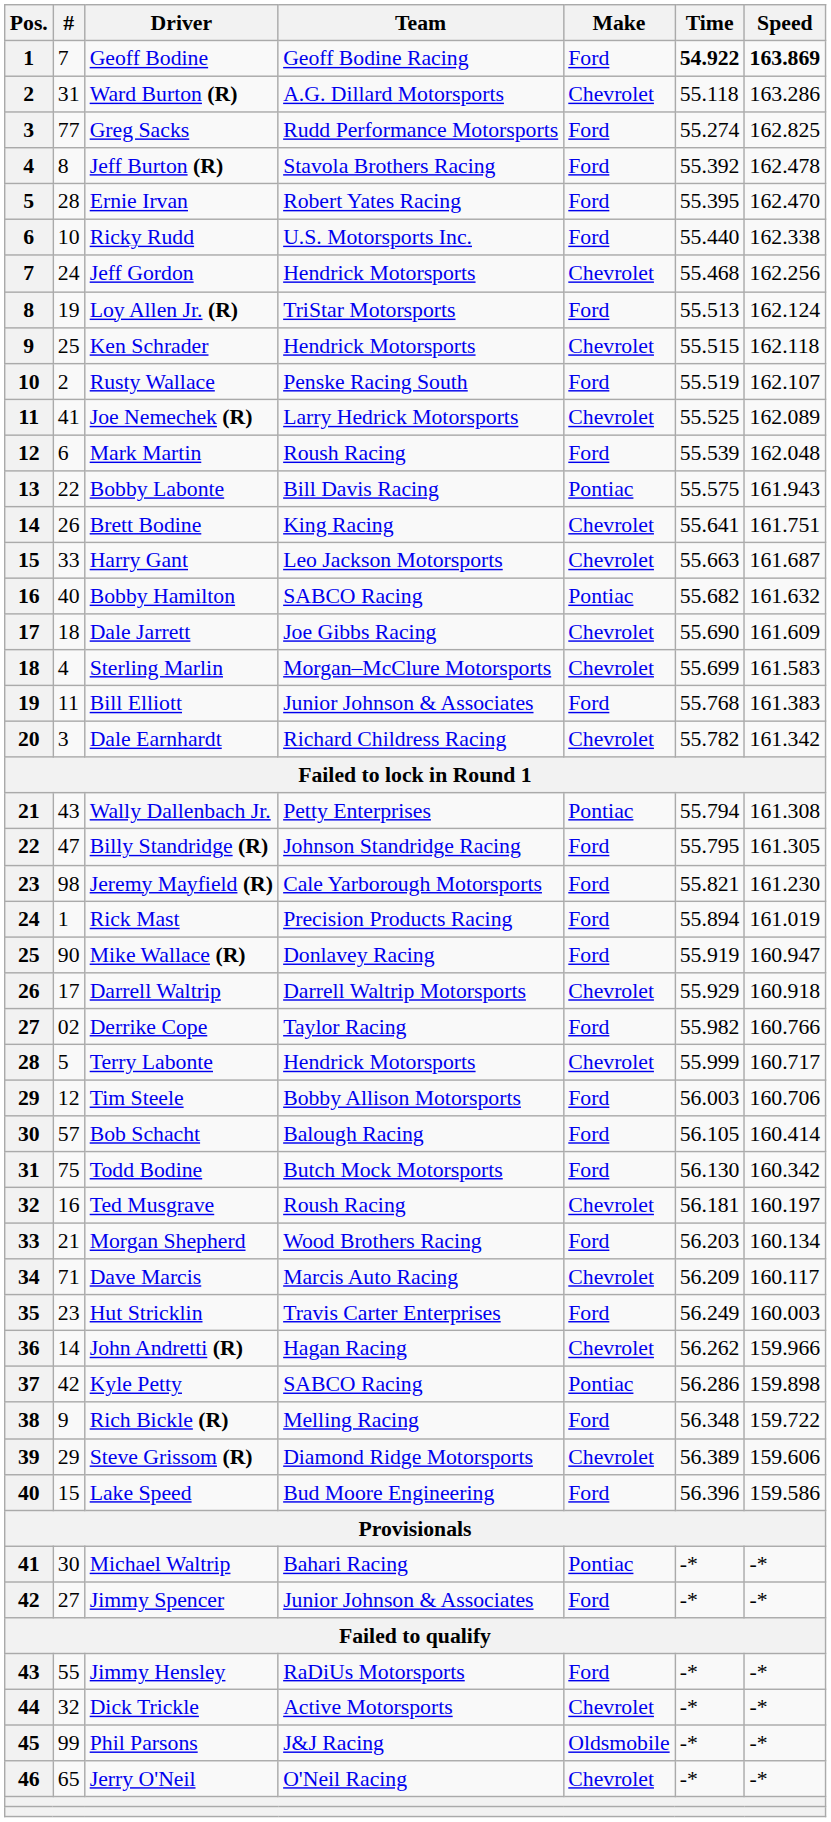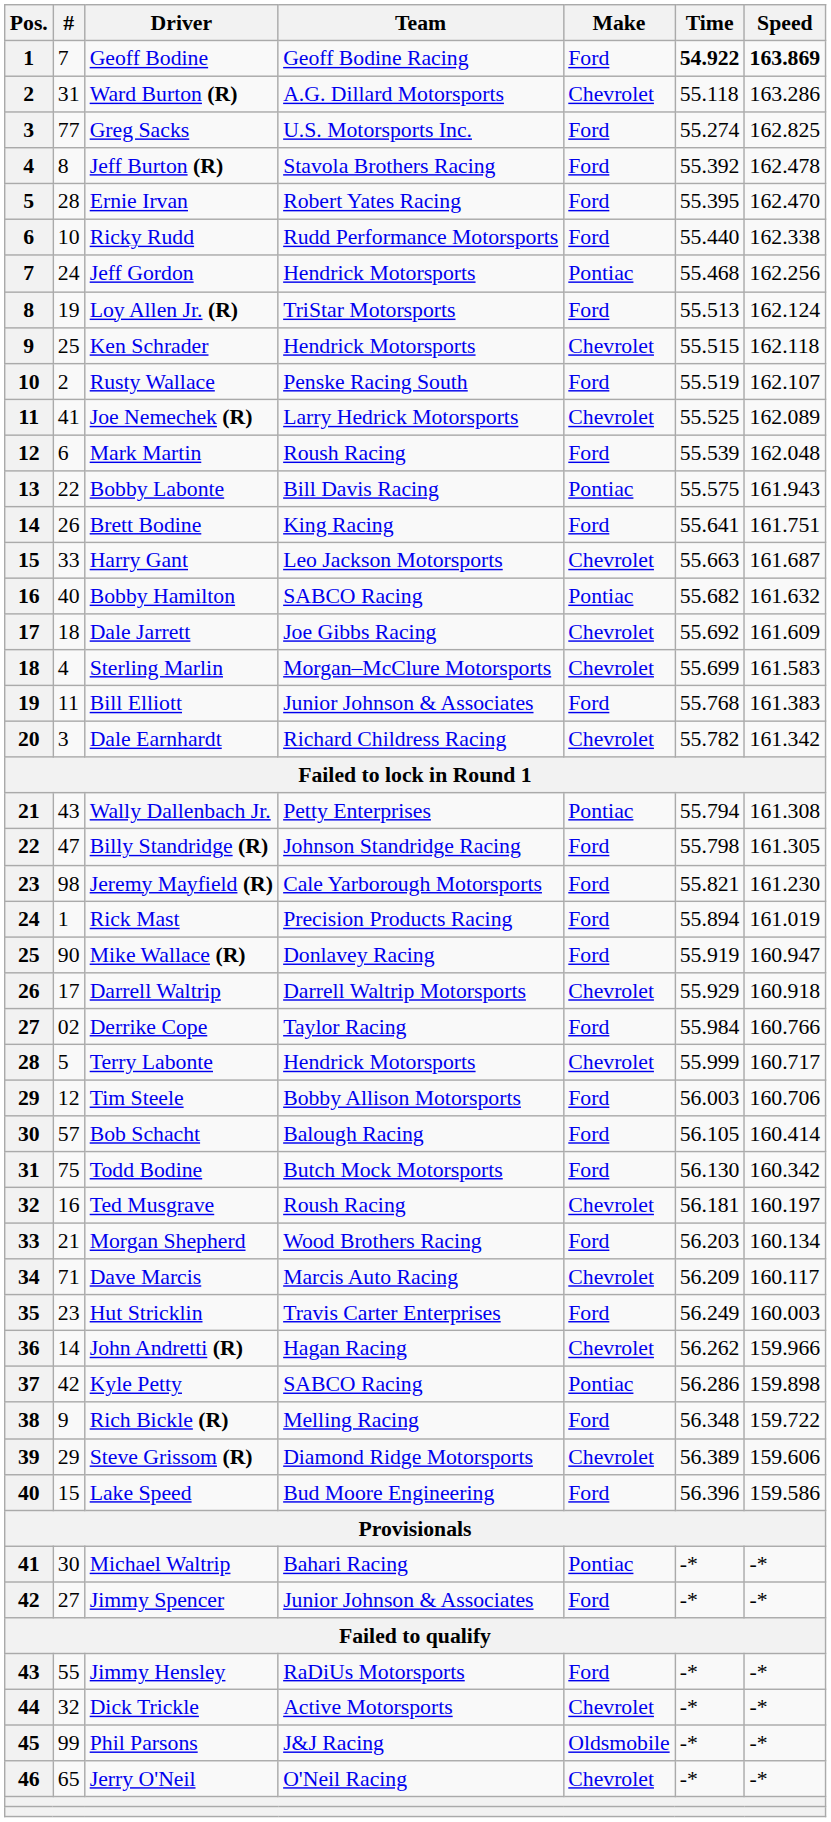(421, 130) Rudd Performance Motorsports -> (378, 130) U.S. Motorsports Inc.
(378, 237) U.S. Motorsports Inc. -> (421, 237) Rudd Performance Motorsports
(611, 273) Chevrolet -> (601, 273) Pontiac
(611, 524) Chevrolet -> (589, 524) Ford
(710, 631) 55.690 -> (710, 631) 55.692
(710, 846) 55.795 -> (710, 846) 55.798
(710, 1026) 55.982 -> (710, 1026) 55.984
